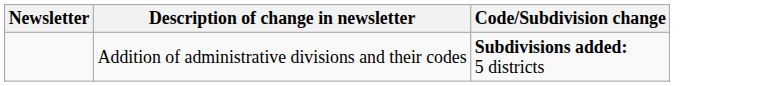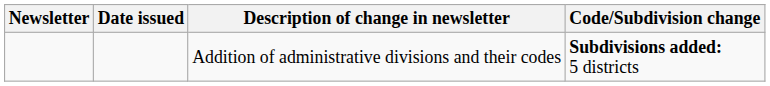+ column: (141, 18)
